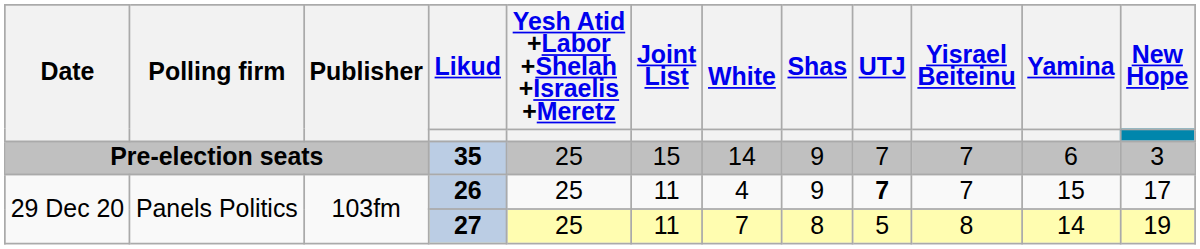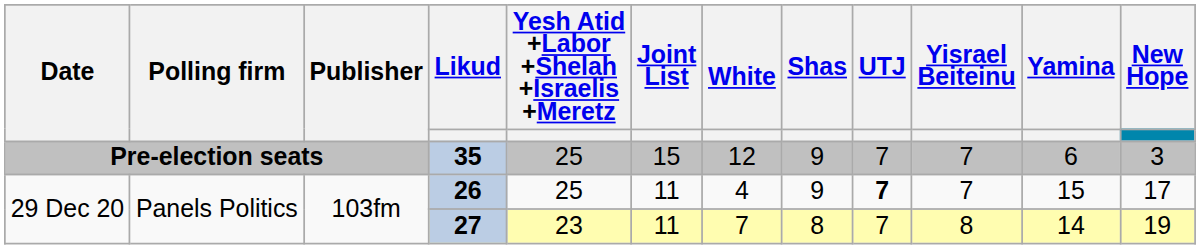(742, 157) 14 -> (742, 157) 12
(569, 226) 25 -> (569, 226) 23
(882, 226) 5 -> (882, 226) 7
